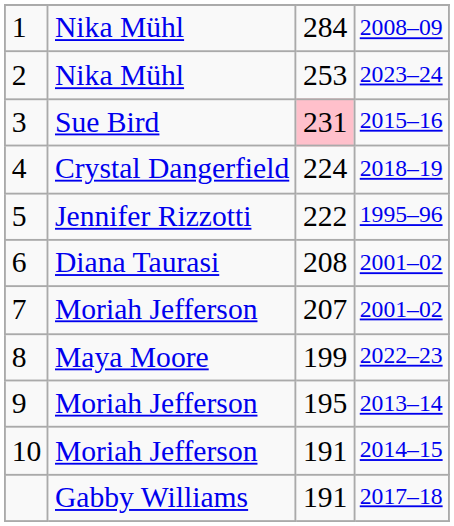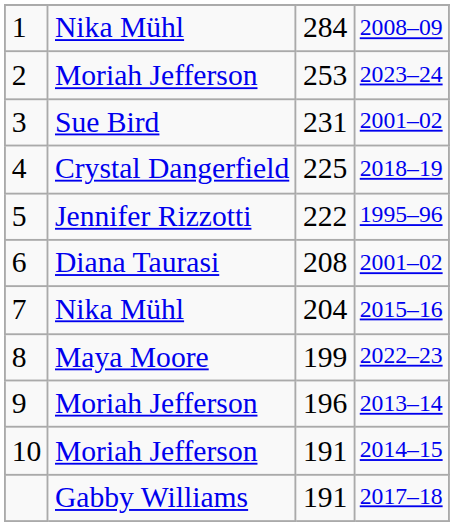(120, 74) Nika Mühl -> (156, 74) Moriah Jefferson
(325, 121) pink background -> (325, 121) no background
(401, 121) 2015–16 -> (401, 121) 2001–02
(325, 168) 224 -> (325, 168) 225
(156, 309) Moriah Jefferson -> (120, 309) Nika Mühl
(325, 309) 207 -> (325, 309) 204
(401, 309) 2001–02 -> (401, 309) 2015–16
(325, 403) 195 -> (325, 403) 196
